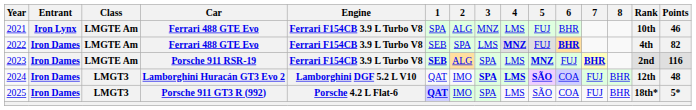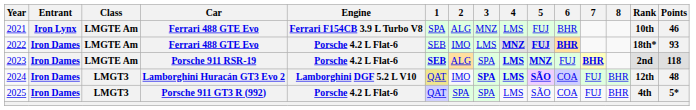(356, 45) Ferrari F154CB 3.9 L Turbo V8 -> (356, 45) Porsche 4.2 L Flat-6
(462, 45) SPA -> (461, 45) IMO
(542, 45) normal -> (541, 45) bold
(646, 45) 4th -> (645, 45) 18th*
(676, 45) 82 -> (674, 45) 93
(356, 61) Ferrari F154CB 3.9 L Turbo V8 -> (356, 61) Porsche 4.2 L Flat-6
(515, 61) normal -> (513, 61) bold
(676, 61) 116 -> (674, 61) 118
(437, 77) no background -> (437, 77) khaki background
(437, 93) bold -> (437, 93) normal
(462, 93) IMO -> (461, 93) SPA
(646, 93) 18th* -> (645, 93) 4th
